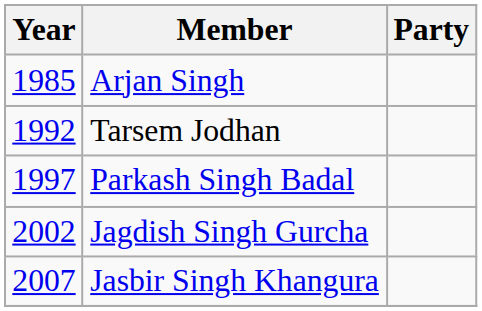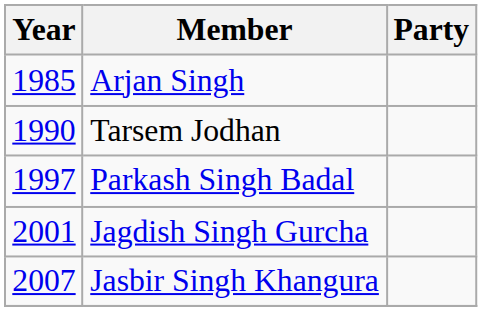(44, 130) 1992 -> (44, 130) 1990
(44, 230) 2002 -> (44, 230) 2001
